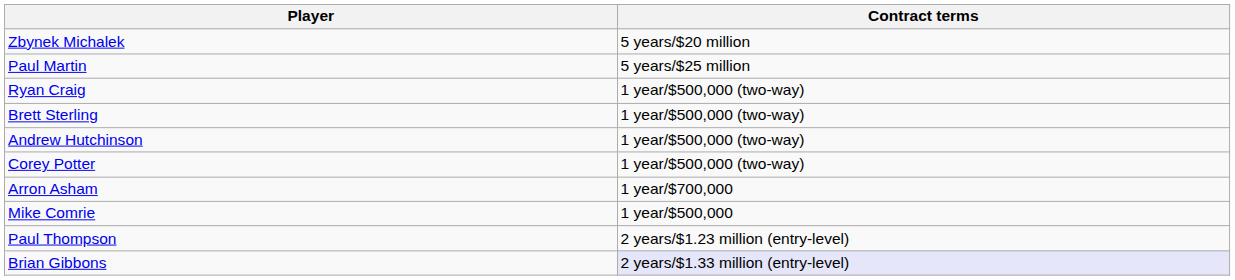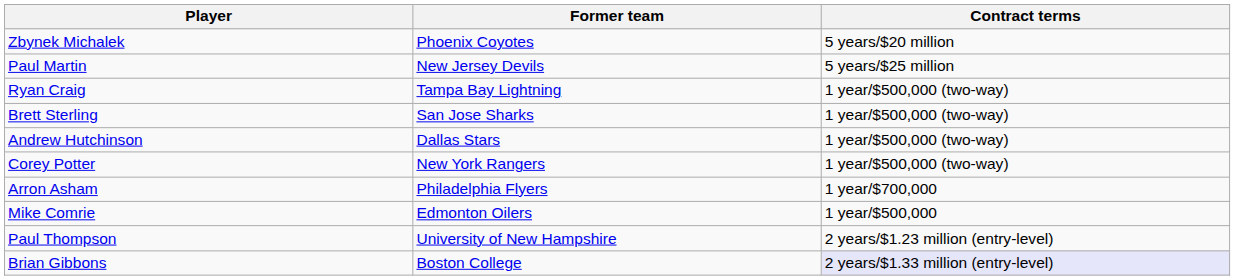+ column: (617, 16)
